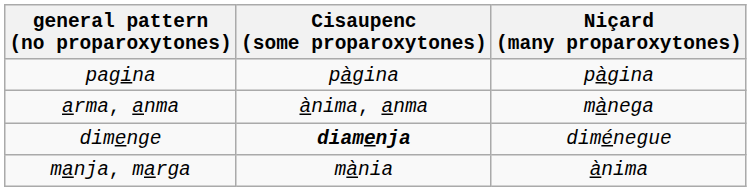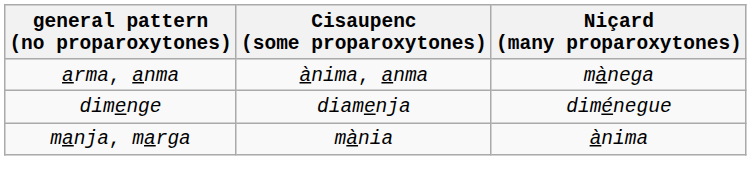- row: (121, 75)
(364, 138) bold -> (364, 107) normal
